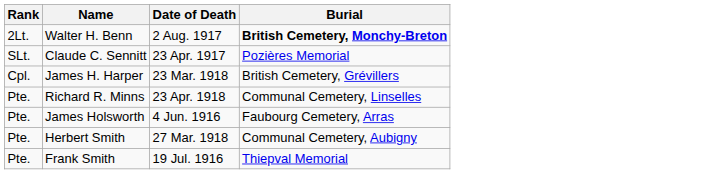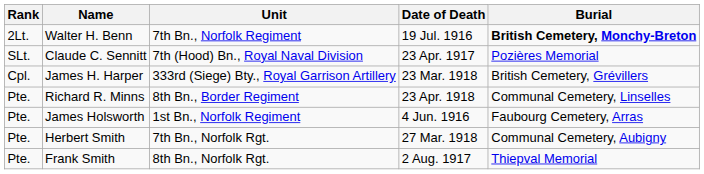+ column: (274, 14)
(187, 35) 2 Aug. 1917 -> (437, 35) 19 Jul. 1916
(188, 158) 19 Jul. 1916 -> (436, 158) 2 Aug. 1917
